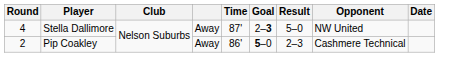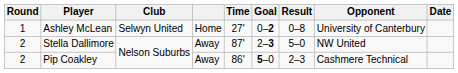+ row: (78, 28)
(23, 28) 4 -> (23, 44) 2
